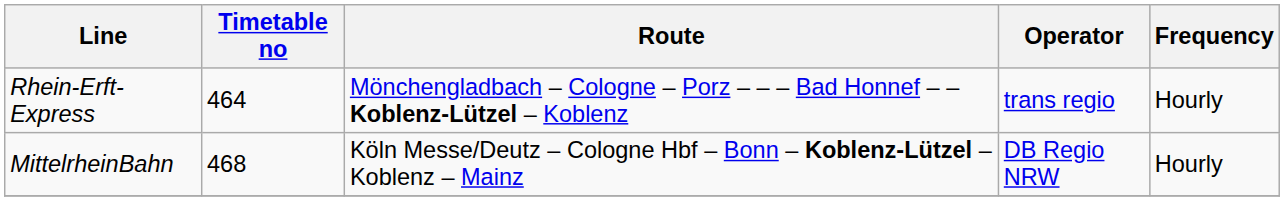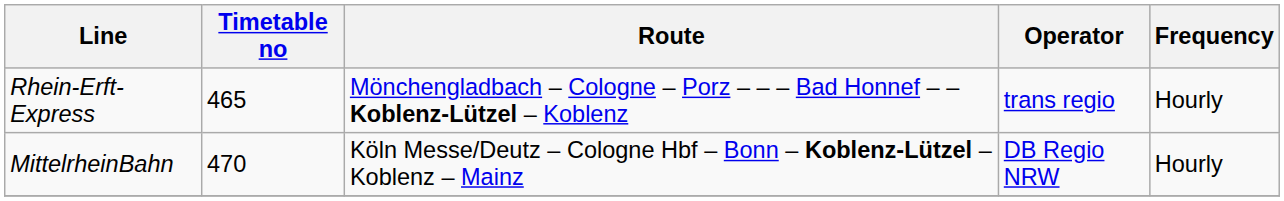(227, 100) 464 -> (227, 100) 465
(227, 163) 468 -> (227, 163) 470
